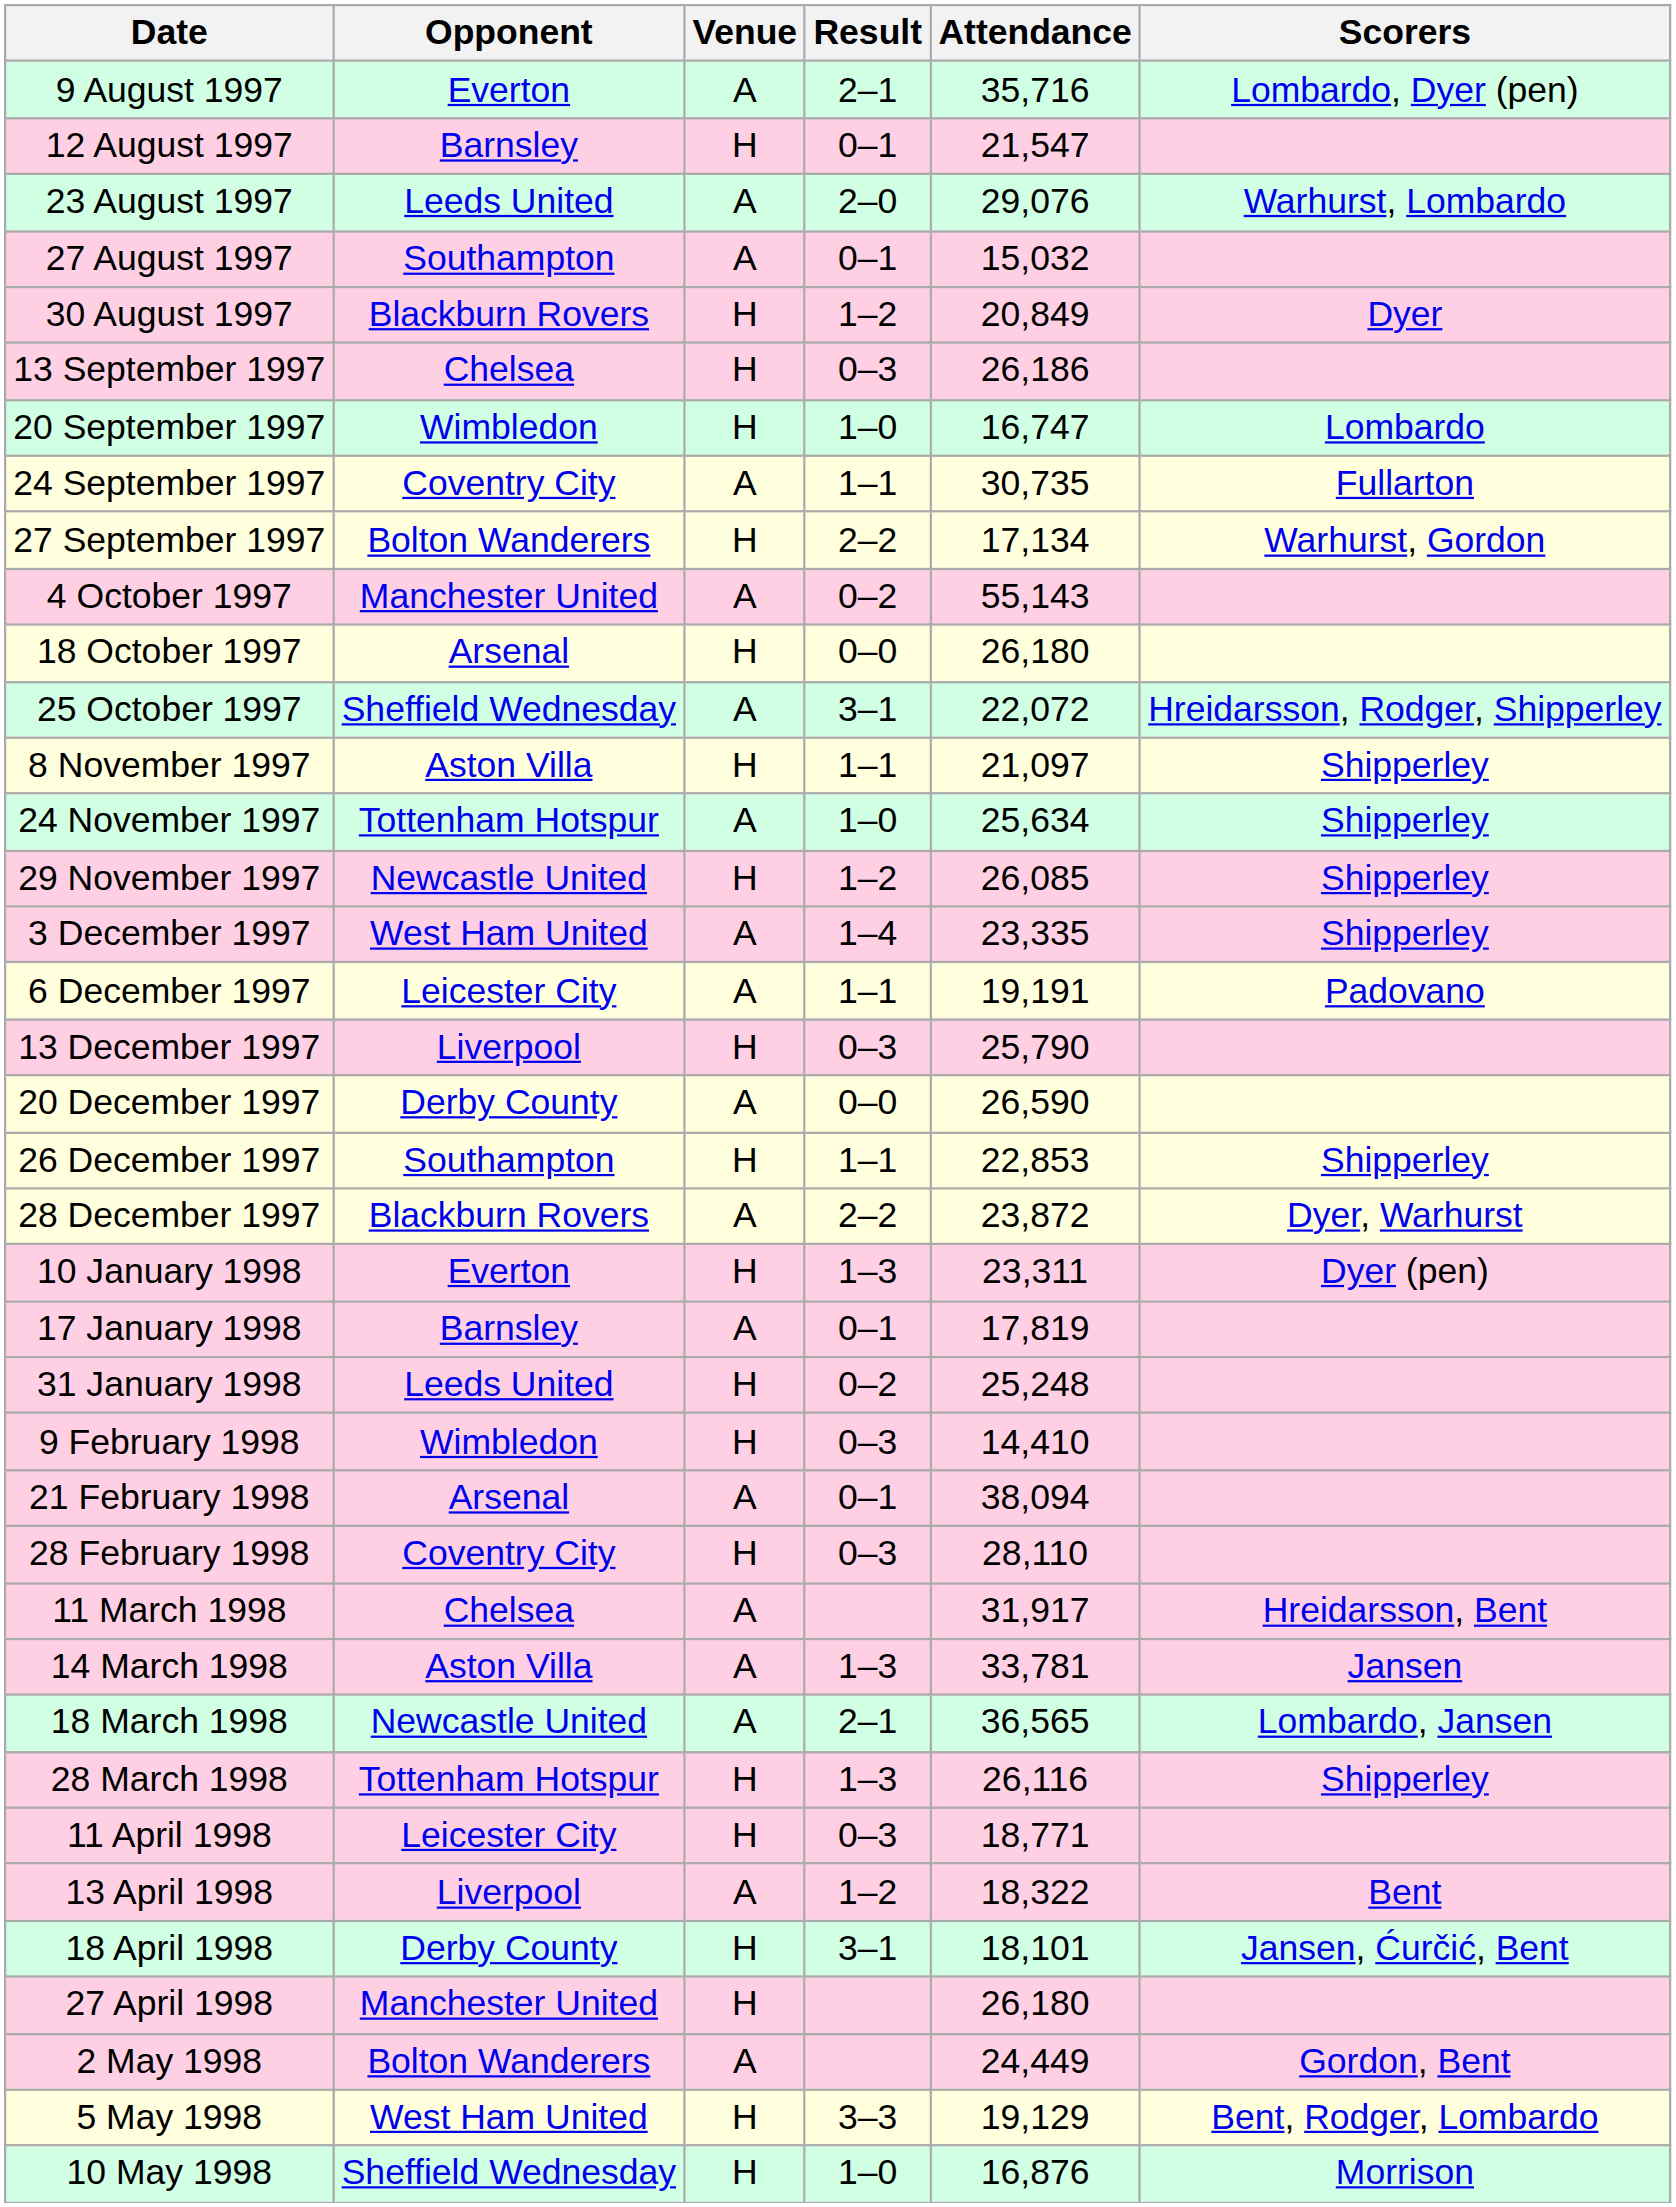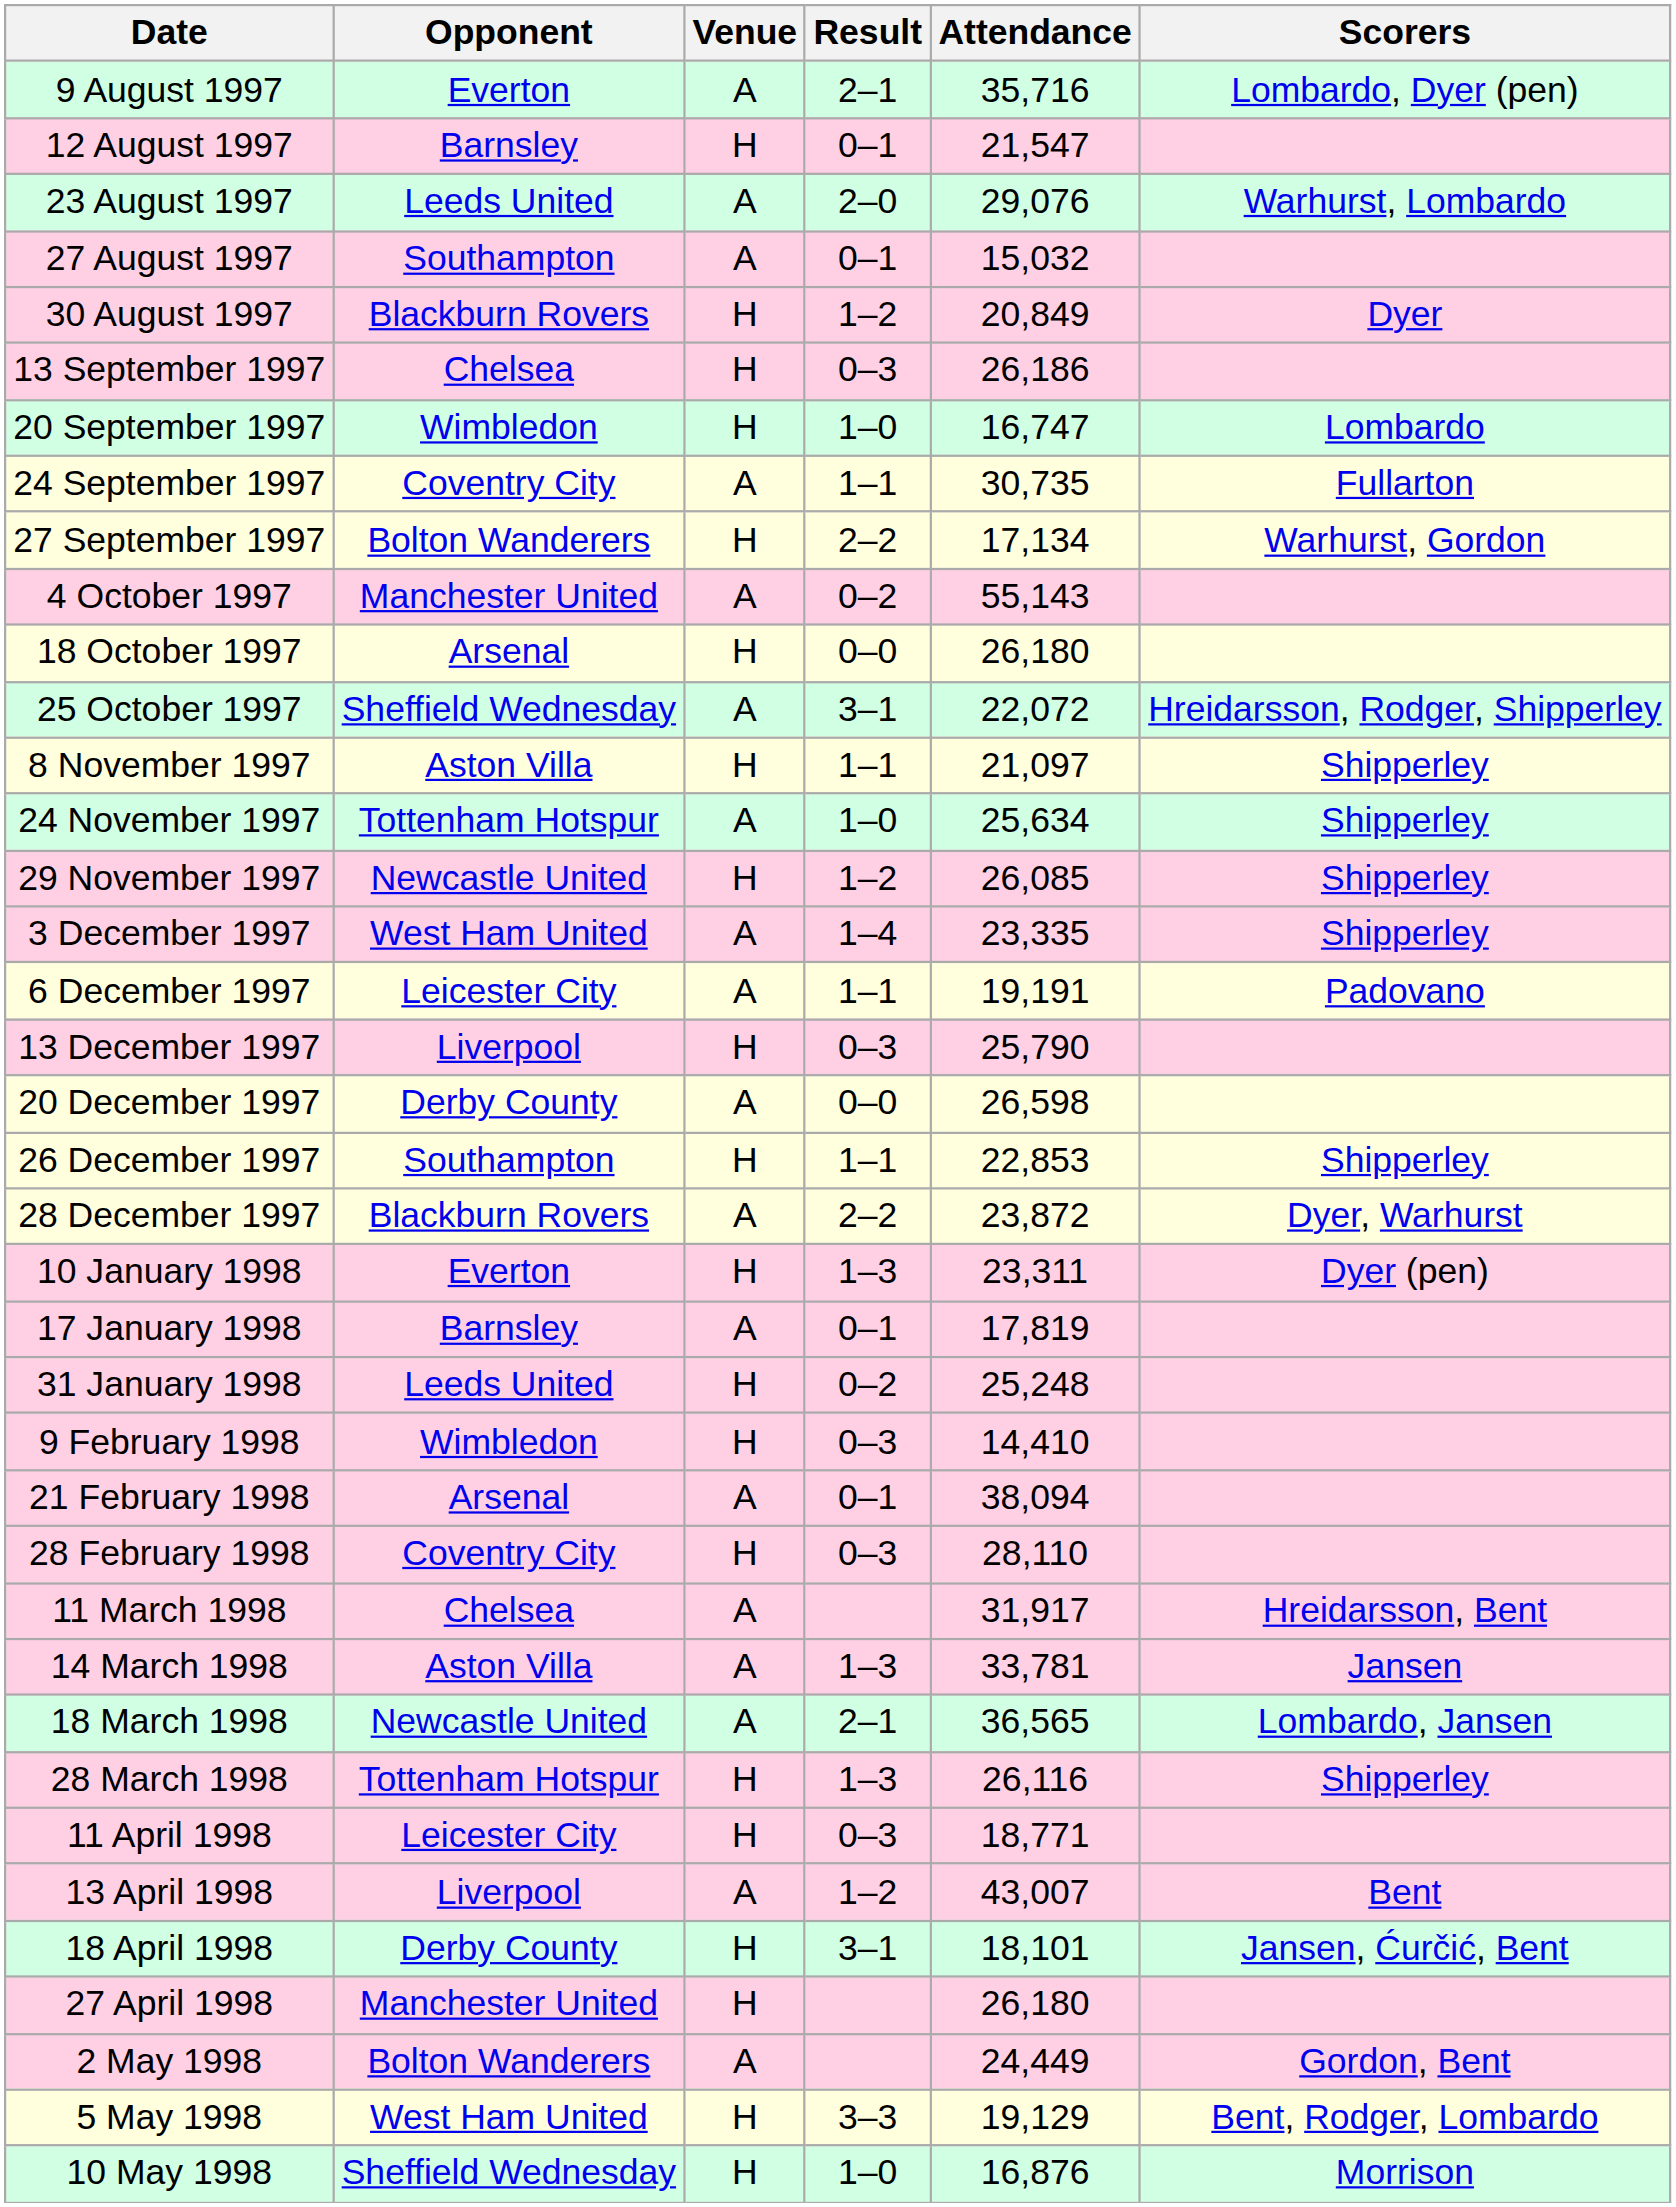(1035, 1102) 26,590 -> (1035, 1102) 26,598
(1035, 1891) 18,322 -> (1035, 1891) 43,007
